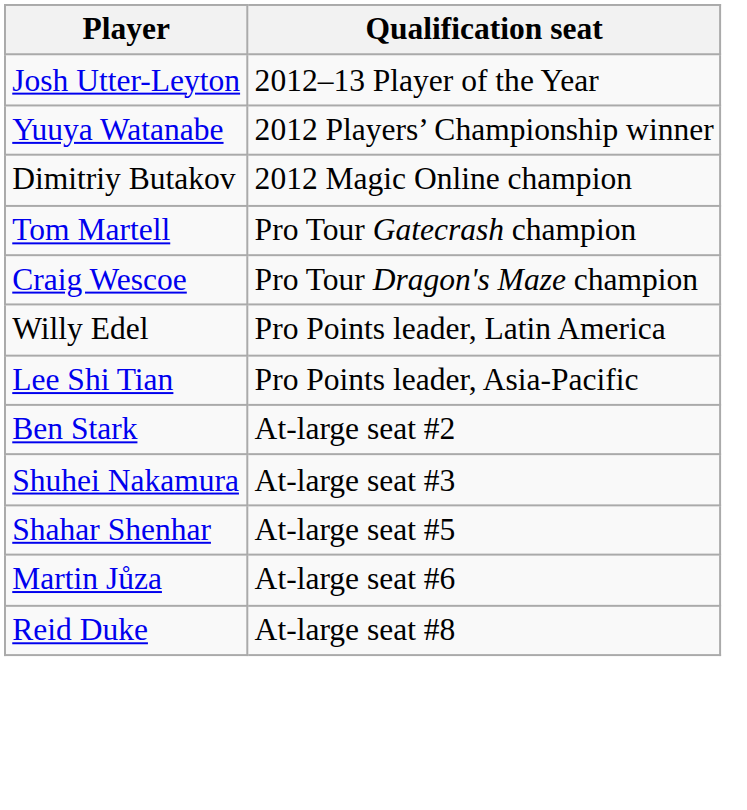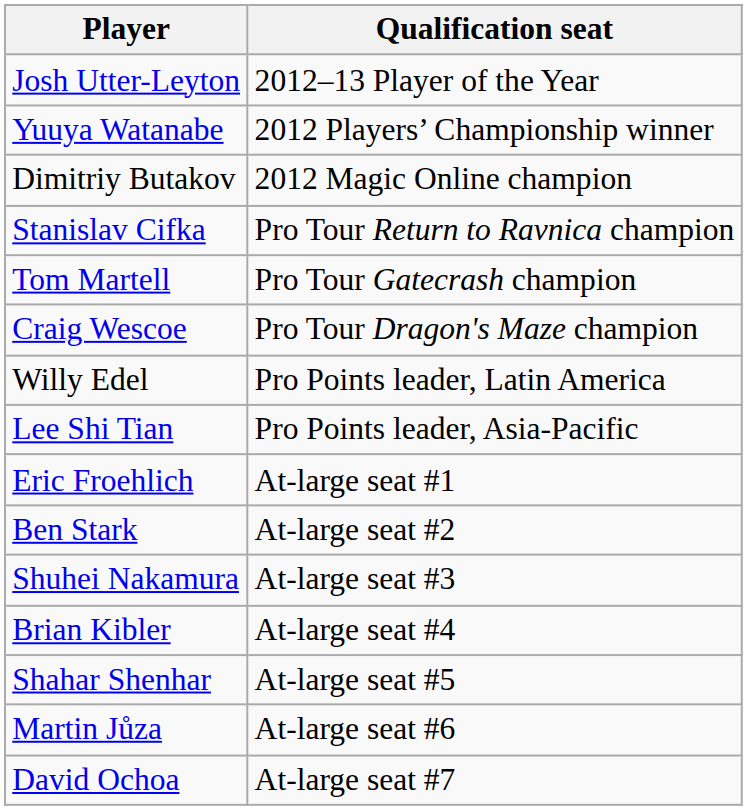+ row: (109, 229)
+ row: (103, 479)
+ row: (91, 629)
+ row: (96, 779)
- row: (80, 629)
